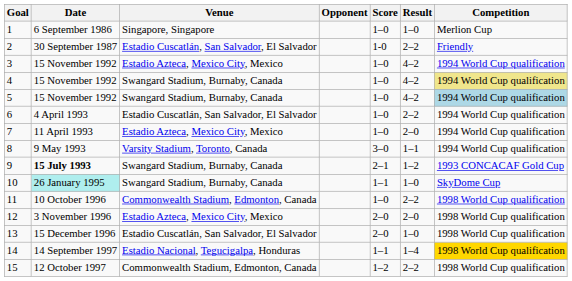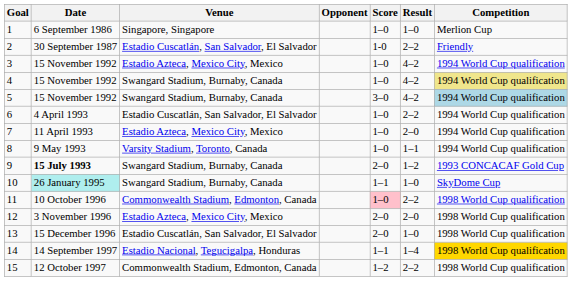(380, 98) 1–0 -> (380, 98) 3–0
(380, 149) 3–0 -> (380, 149) 1–0
(380, 166) 2–1 -> (380, 166) 2–0
(380, 200) no background -> (380, 200) pink background
